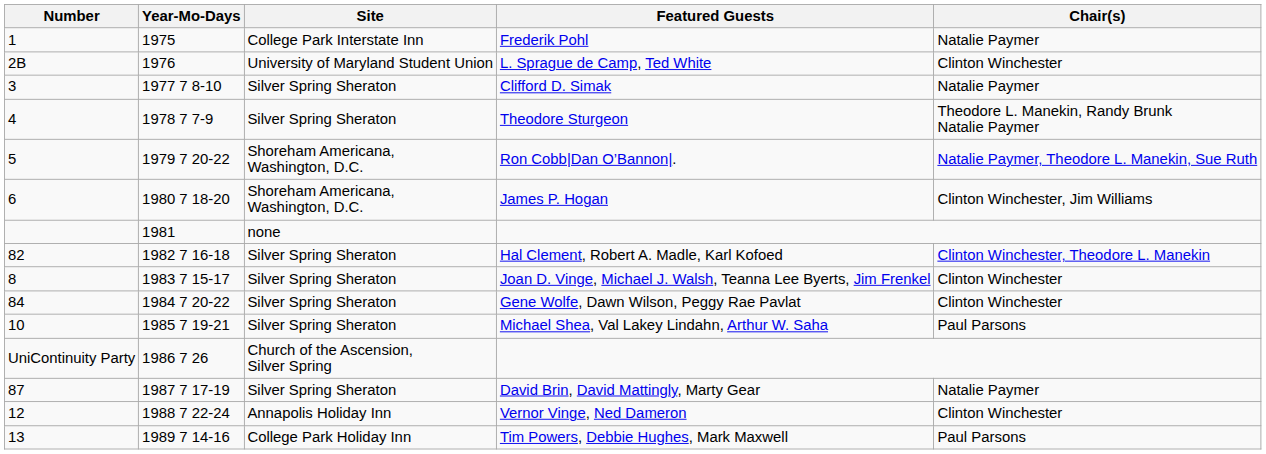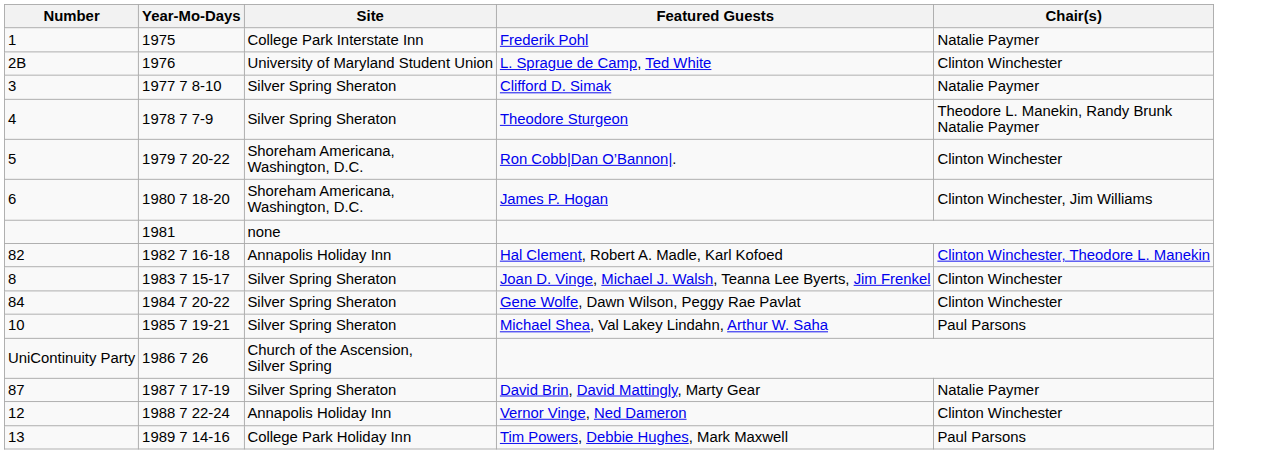(1097, 159) Natalie Paymer, Theodore L. Manekin, Sue Ruth -> (1000, 159) Clinton Winchester
(322, 255) Silver Spring Sheraton -> (319, 255) Annapolis Holiday Inn
